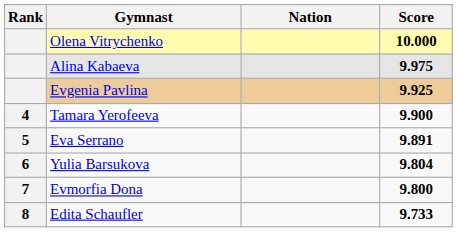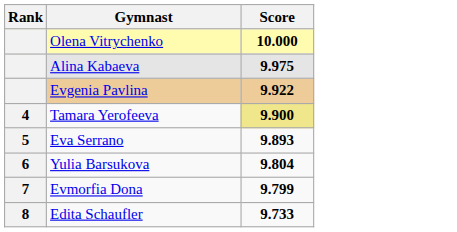- column: (310, 16)
(416, 90) 9.925 -> (277, 90) 9.922
(416, 115) no background -> (277, 115) khaki background
(416, 139) 9.891 -> (277, 139) 9.893
(416, 189) 9.800 -> (277, 189) 9.799
